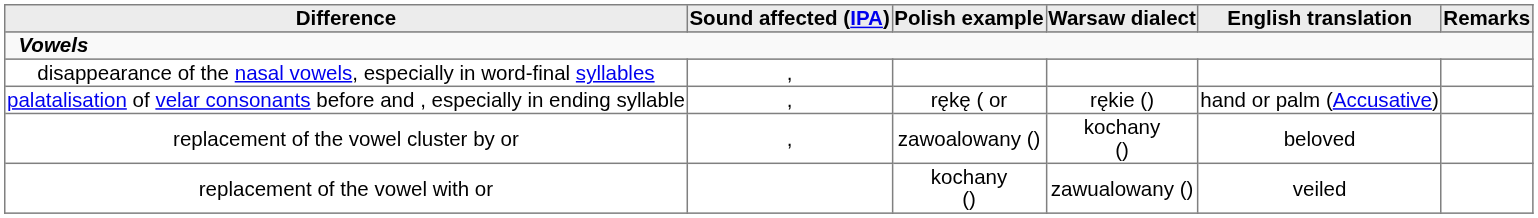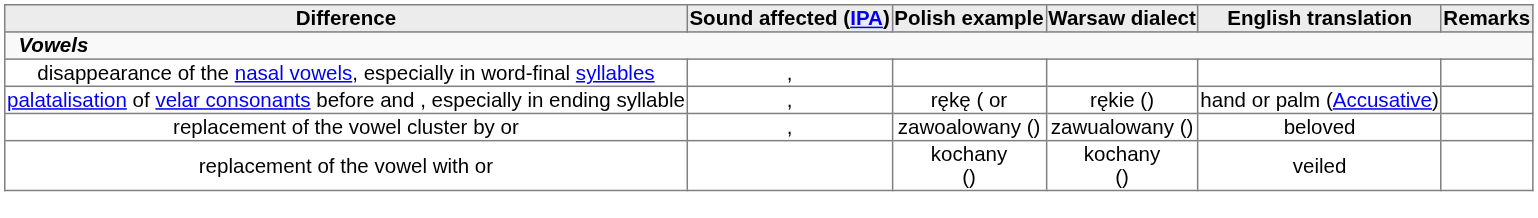(1122, 138) kochany () -> (1122, 127) zawualowany ()
(1122, 188) zawualowany () -> (1122, 166) kochany ()
